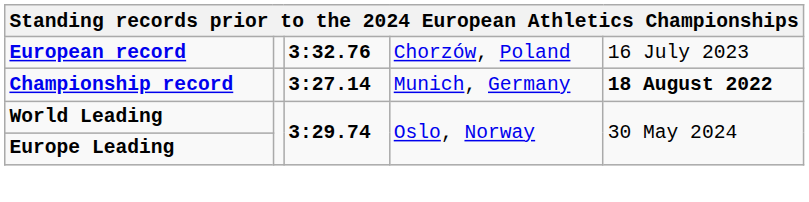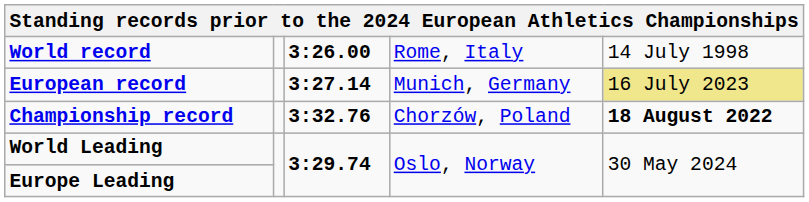+ row: (80, 53)
(329, 53) 3:32.76 -> (329, 85) 3:27.14
(482, 53) Chorzów, Poland -> (482, 85) Munich, Germany
(678, 53) no background -> (678, 85) khaki background
(329, 85) 3:27.14 -> (329, 117) 3:32.76
(482, 85) Munich, Germany -> (482, 117) Chorzów, Poland
